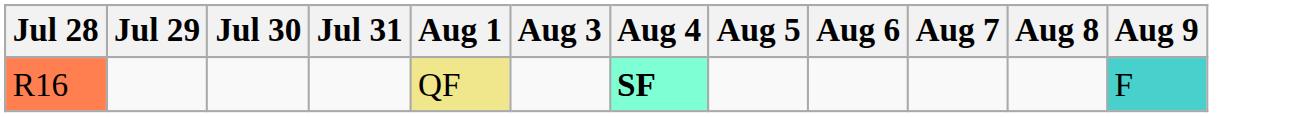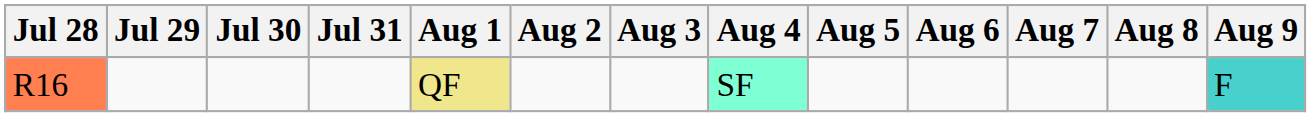+ column: (560, 30)
(636, 83) bold -> (735, 83) normal
